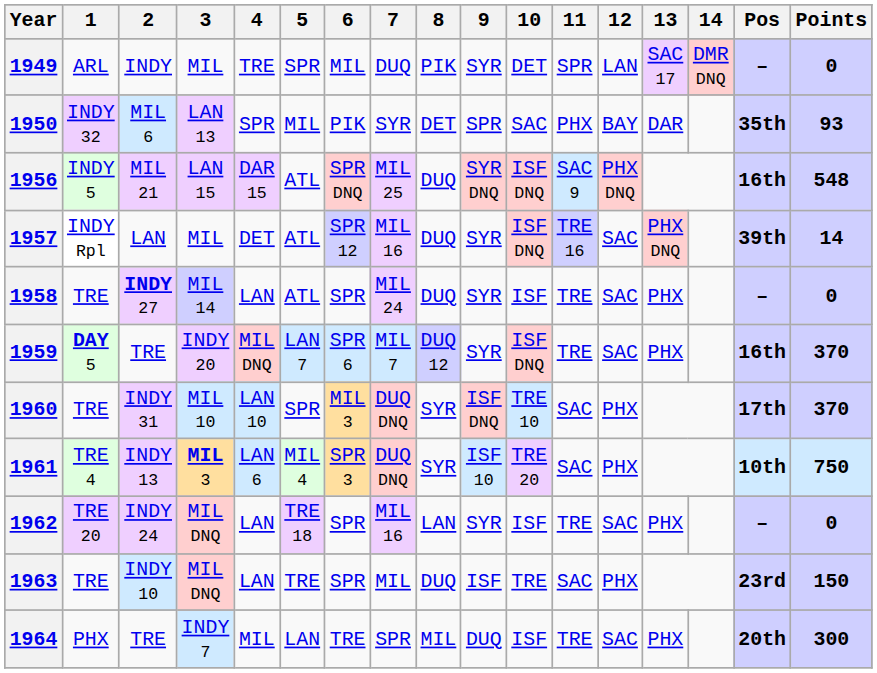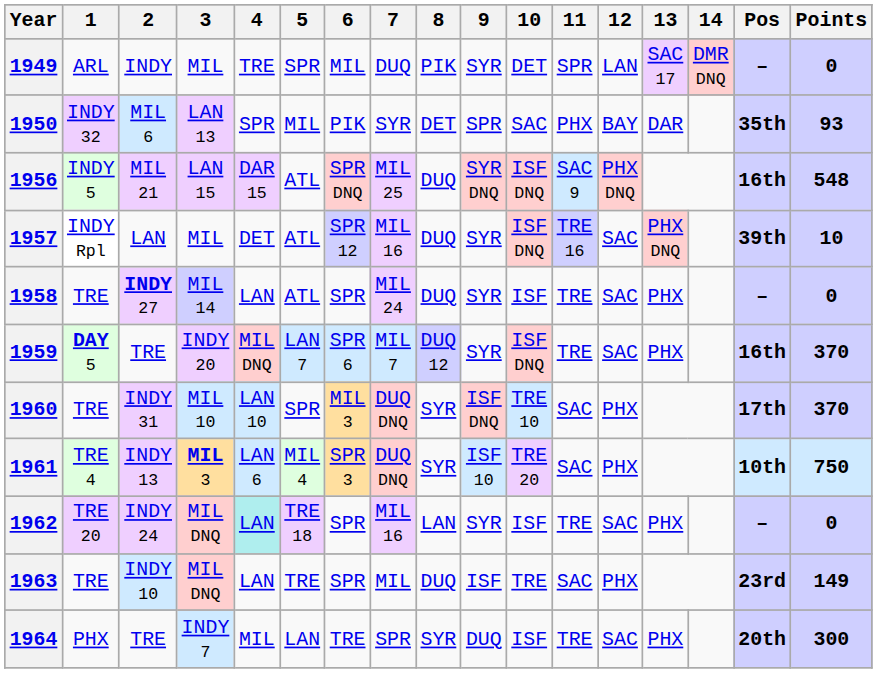(831, 238) 14 -> (831, 238) 10
(257, 524) no background -> (257, 524) paleturquoise background
(831, 582) 150 -> (831, 582) 149
(438, 639) MIL -> (438, 639) SYR
